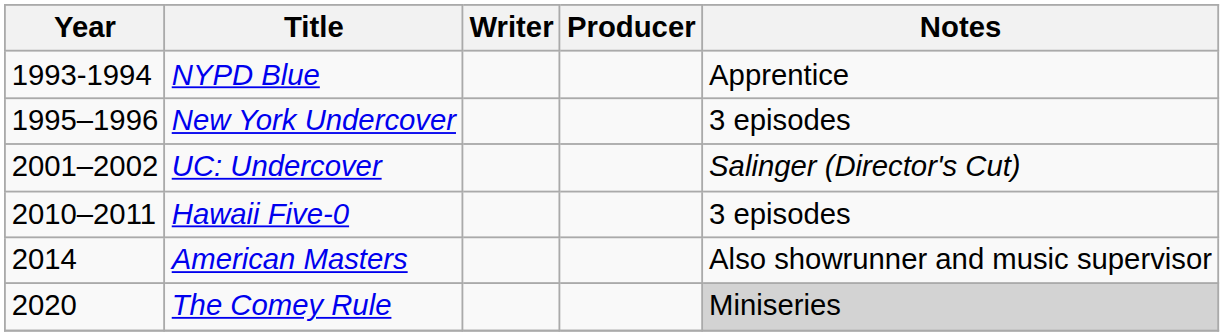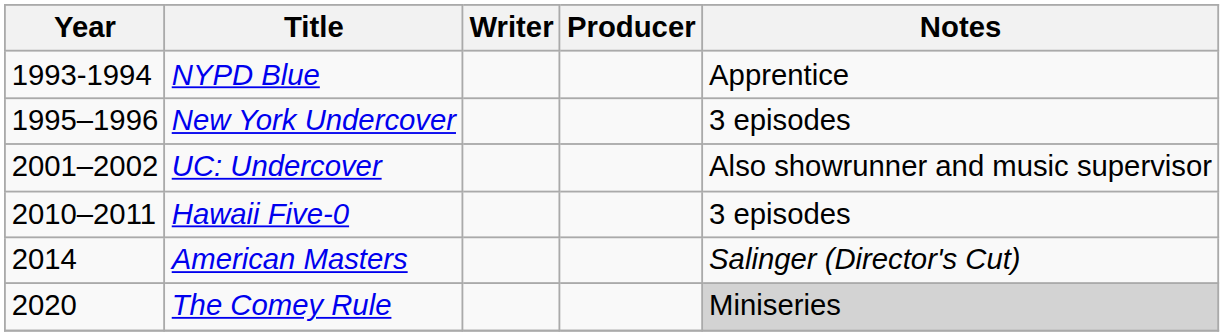(865, 167) Salinger (Director's Cut) -> (961, 167) Also showrunner and music supervisor
(961, 259) Also showrunner and music supervisor -> (865, 259) Salinger (Director's Cut)
